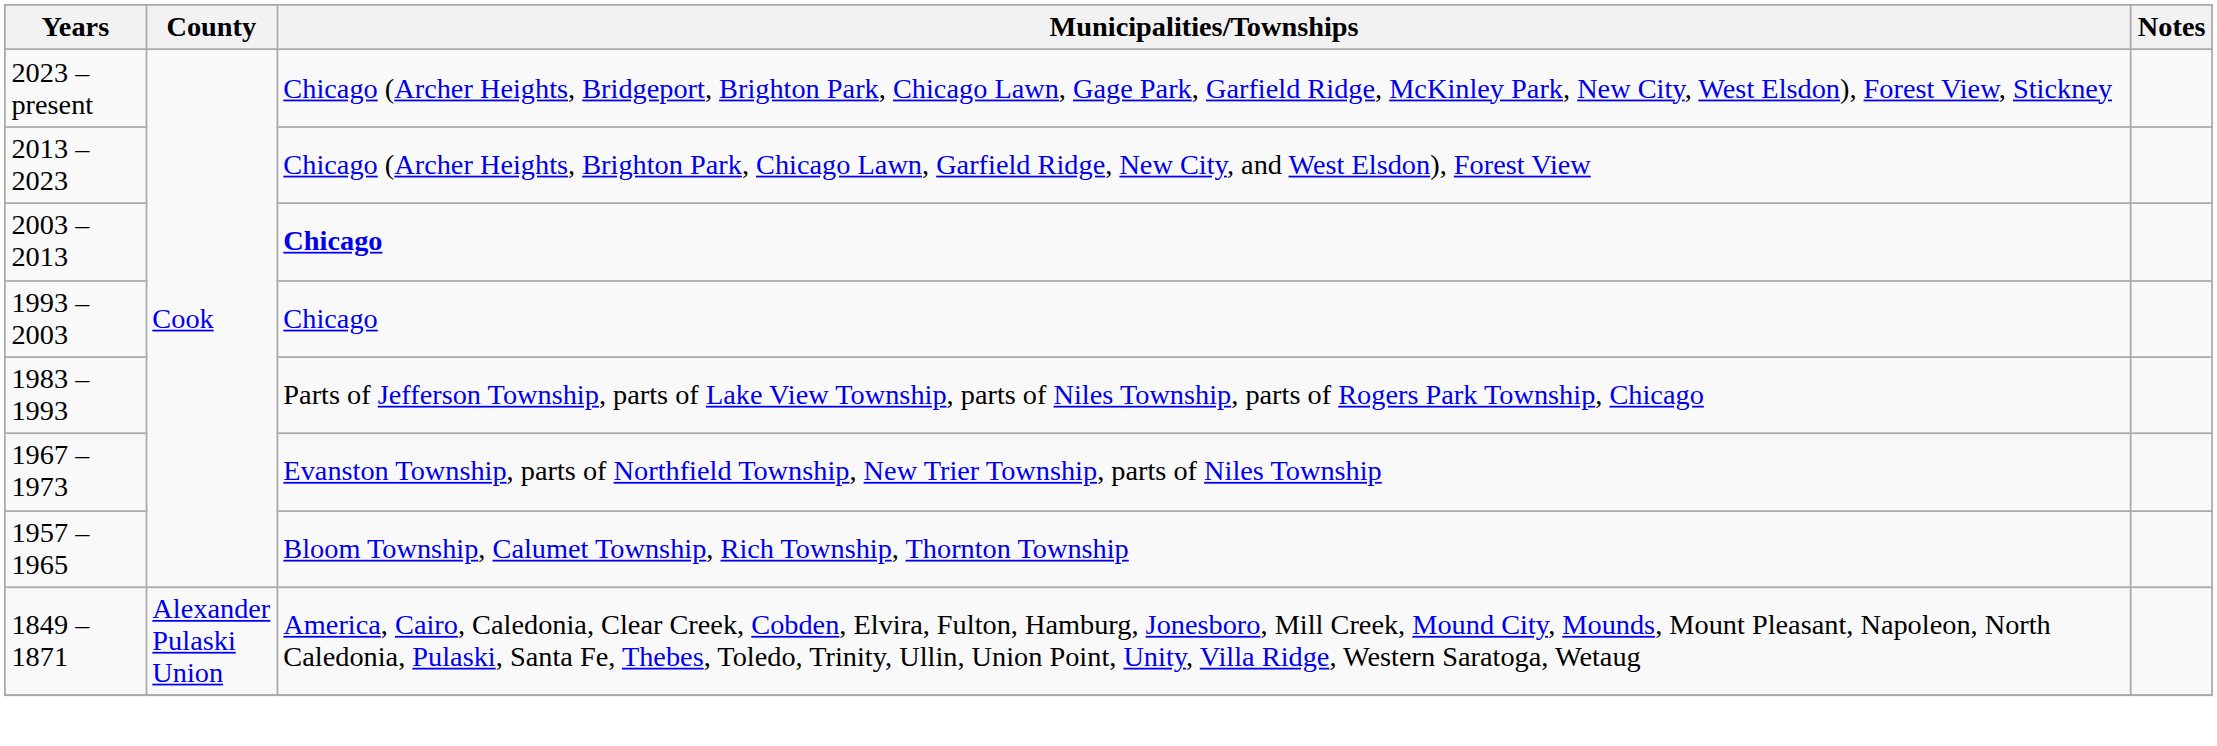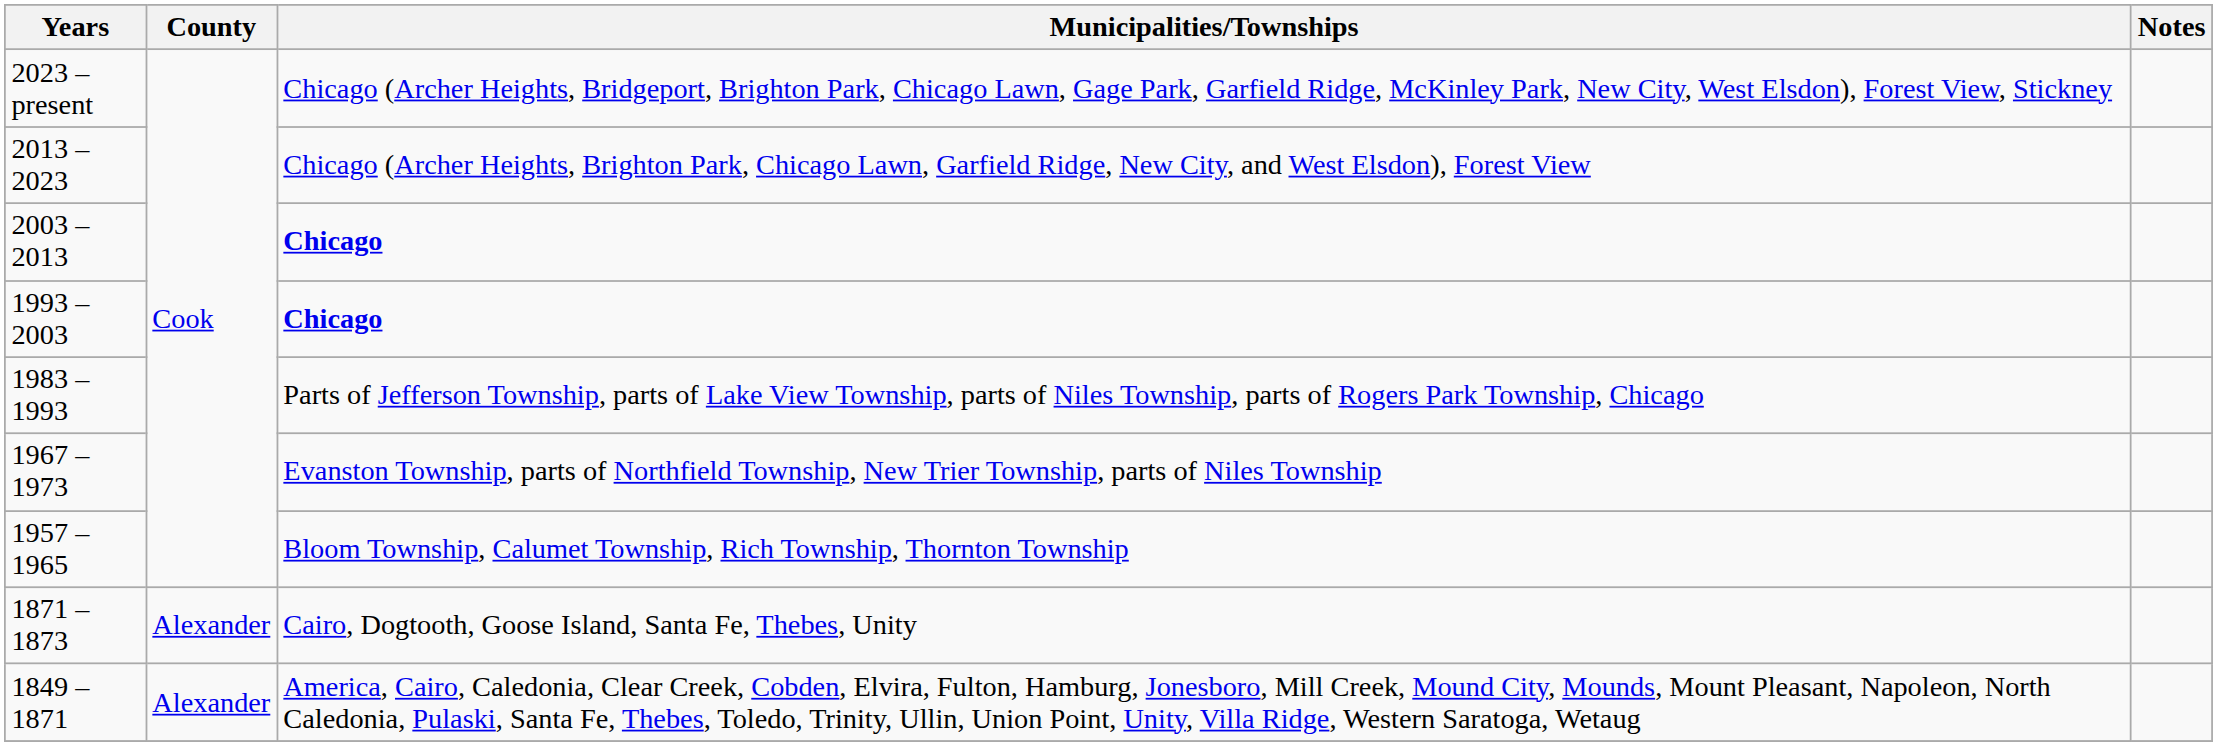(331, 318) normal -> (333, 318) bold
+ row: (50, 625)
(211, 641) Alexander Pulaski Union -> (211, 701) Alexander
